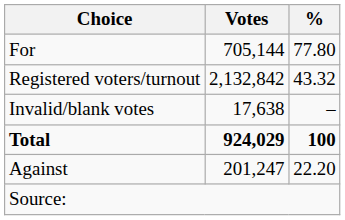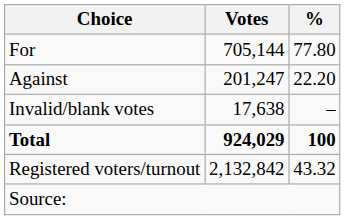rows swapped: (38, 169) <-> (105, 79)
